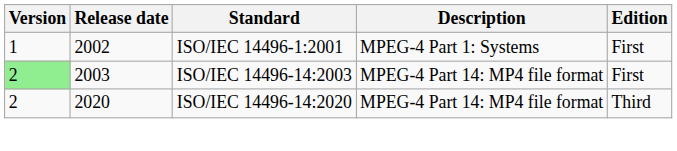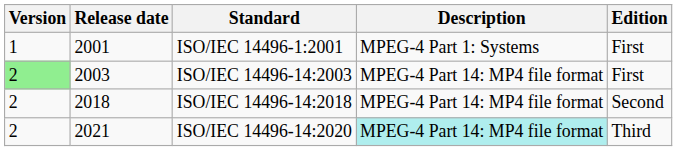(92, 46) 2002 -> (92, 46) 2001
+ row: (264, 103)
(92, 103) 2020 -> (92, 131) 2021
(482, 103) no background -> (482, 131) paleturquoise background
